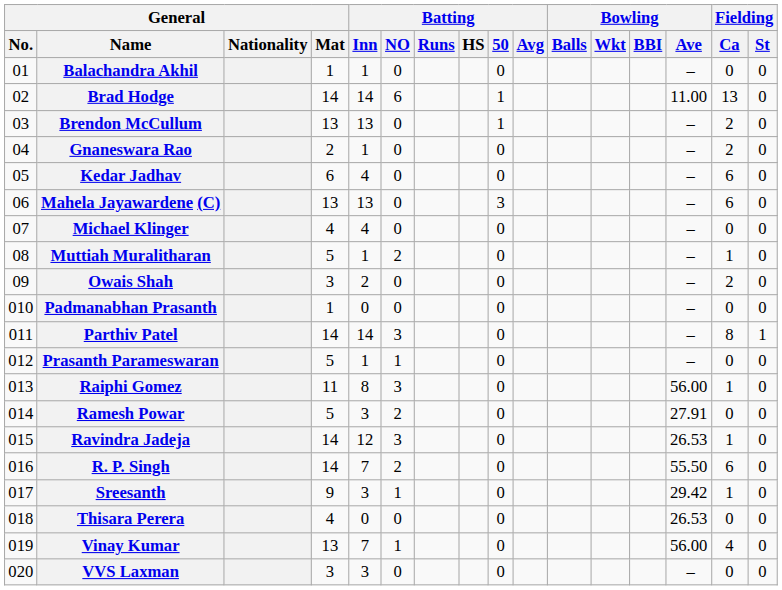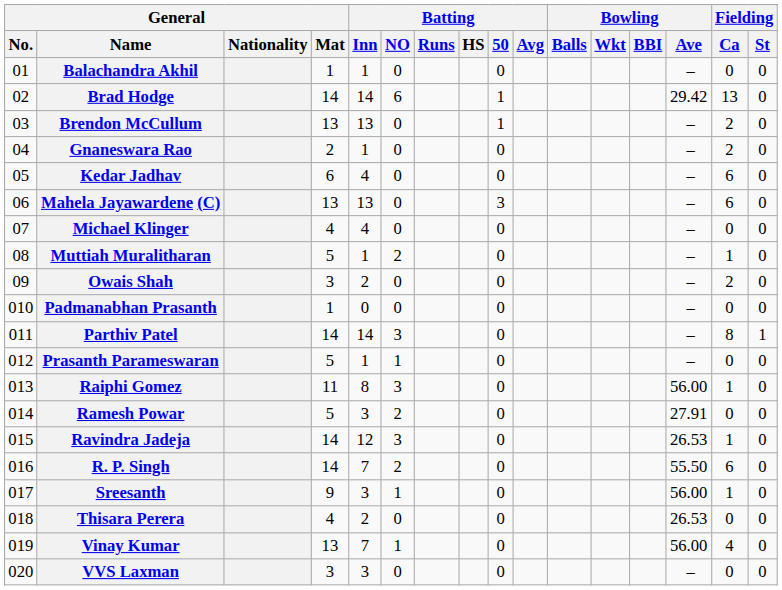(689, 96) 11.00 -> (689, 96) 29.42
(689, 492) 29.42 -> (689, 492) 56.00
(365, 519) 0 -> (365, 519) 2
